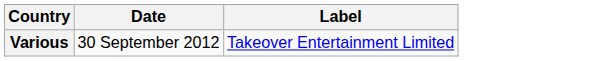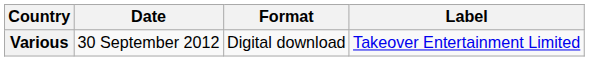+ column: (286, 17)
